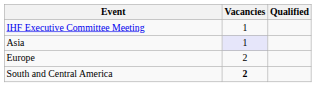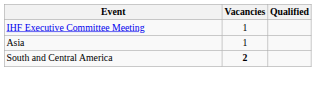(245, 43) lavender background -> (245, 43) no background
- row: (21, 58)
